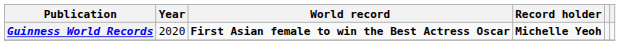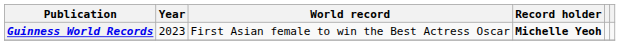(172, 31) 2020 -> (172, 31) 2023
(350, 31) bold -> (350, 31) normal
